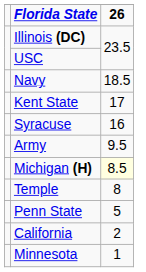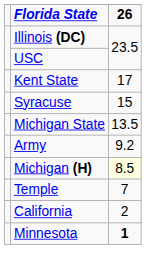- row: (30, 80)
(117, 124) 16 -> (125, 102) 15
+ row: (59, 124)
(117, 146) 9.5 -> (125, 146) 9.2
(117, 189) 8 -> (125, 189) 7
- row: (48, 211)
(117, 255) normal -> (125, 233) bold
